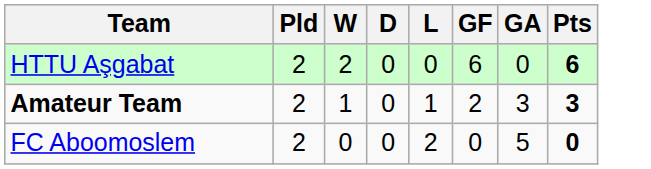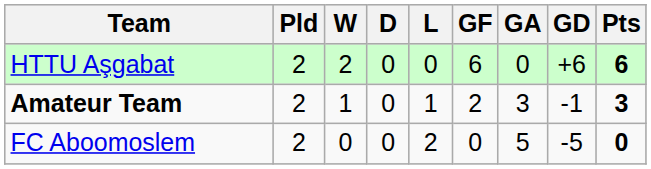+ column: (572, 24)
